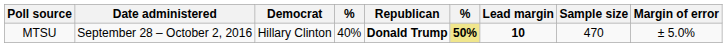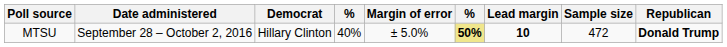columns swapped: (407, 14) <-> (676, 14)
(594, 33) 470 -> (598, 33) 472
